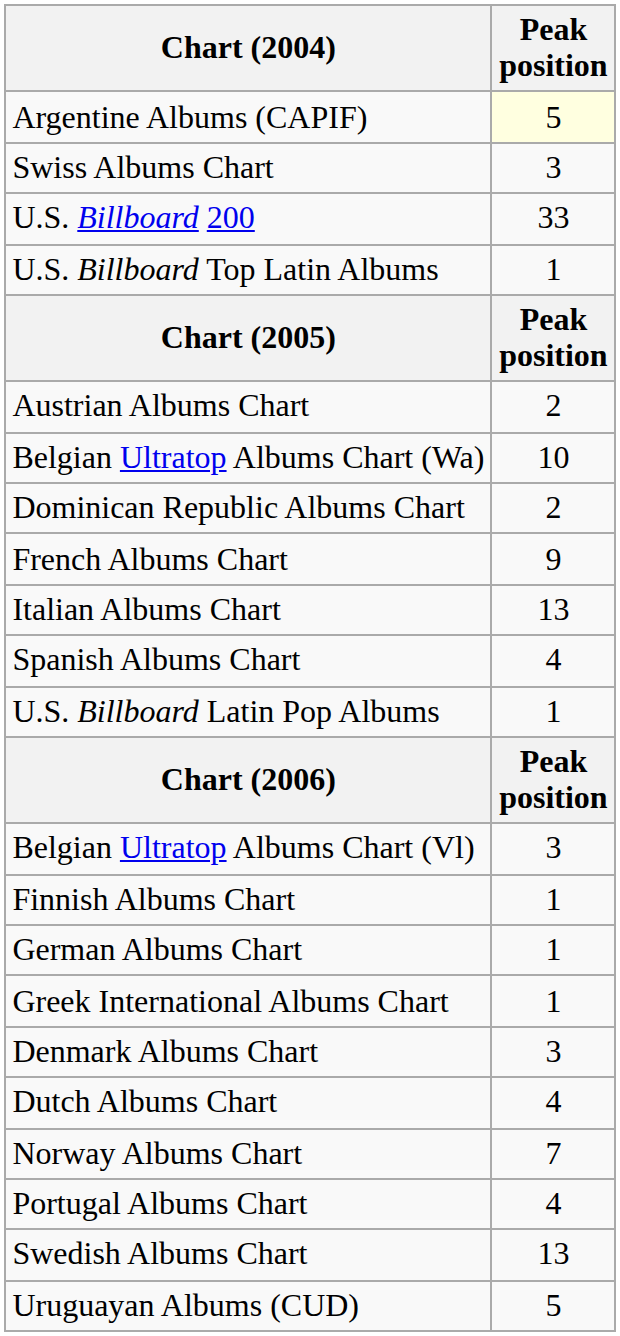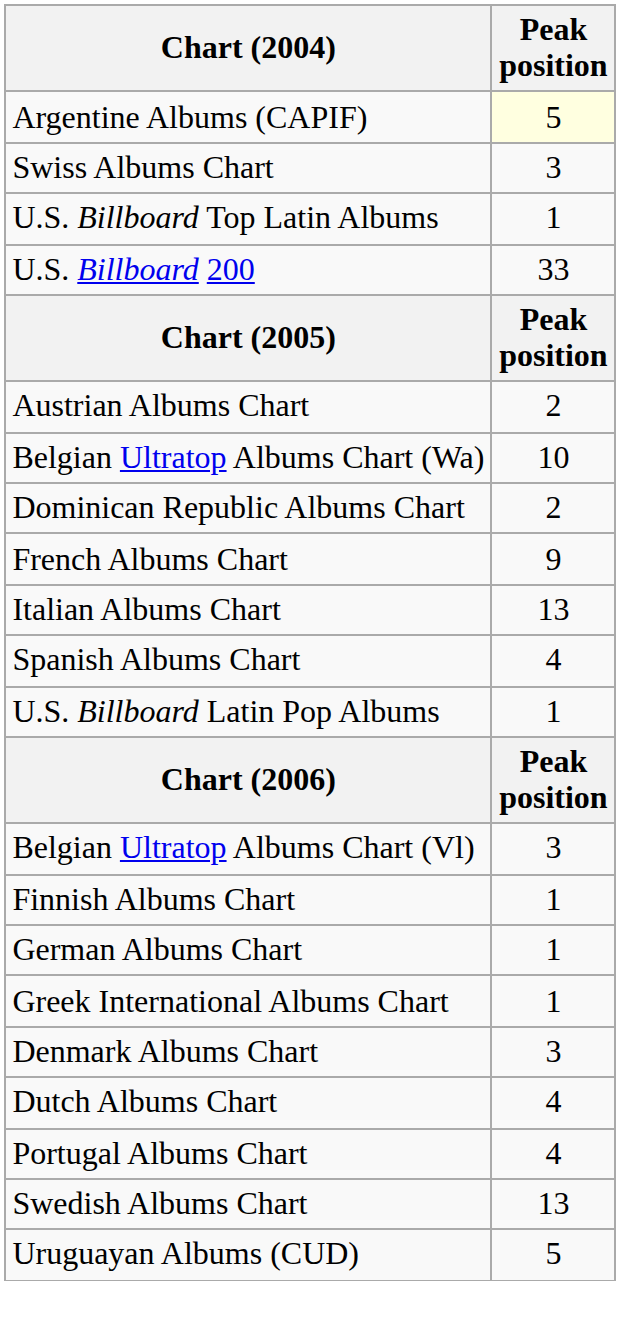rows swapped: (134, 218) <-> (226, 268)
- row: (157, 1152)
